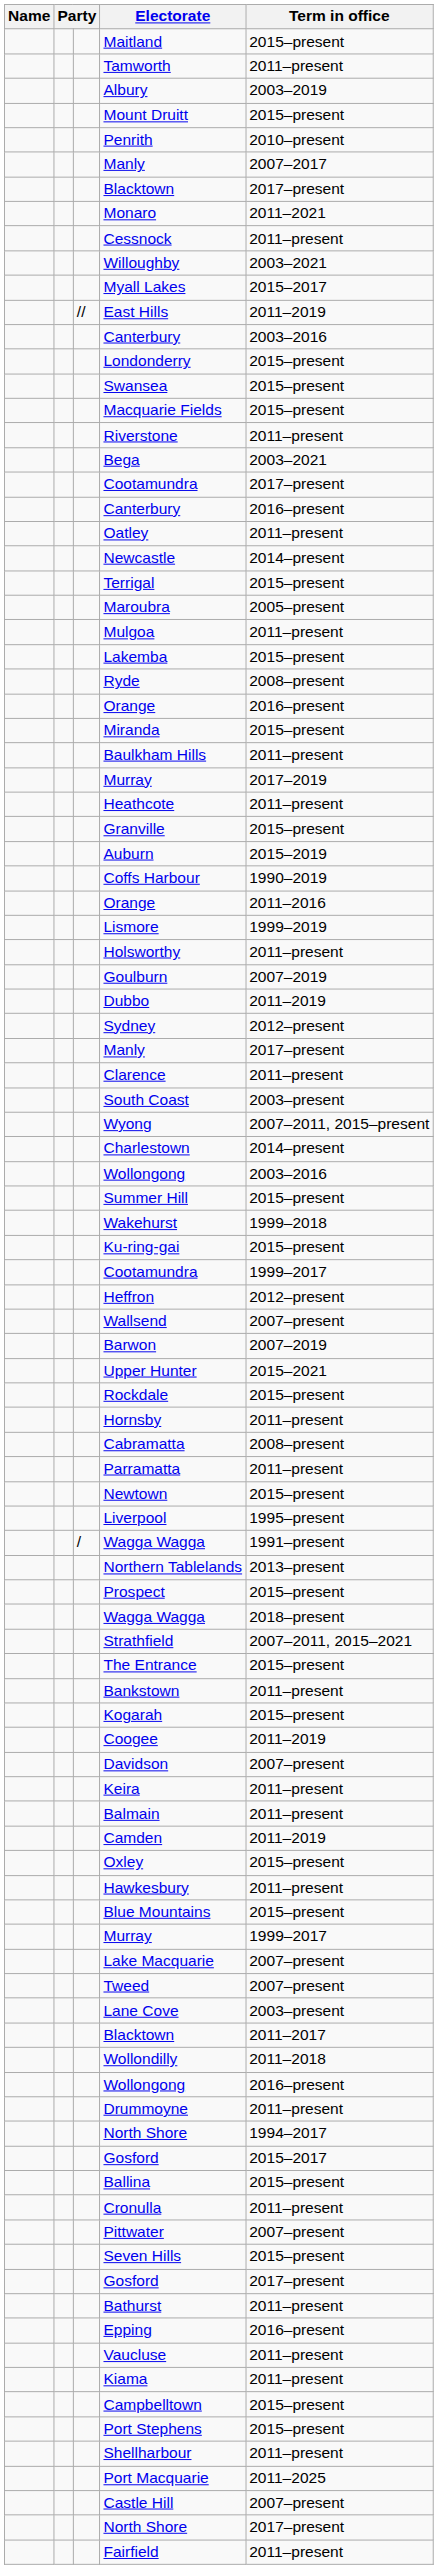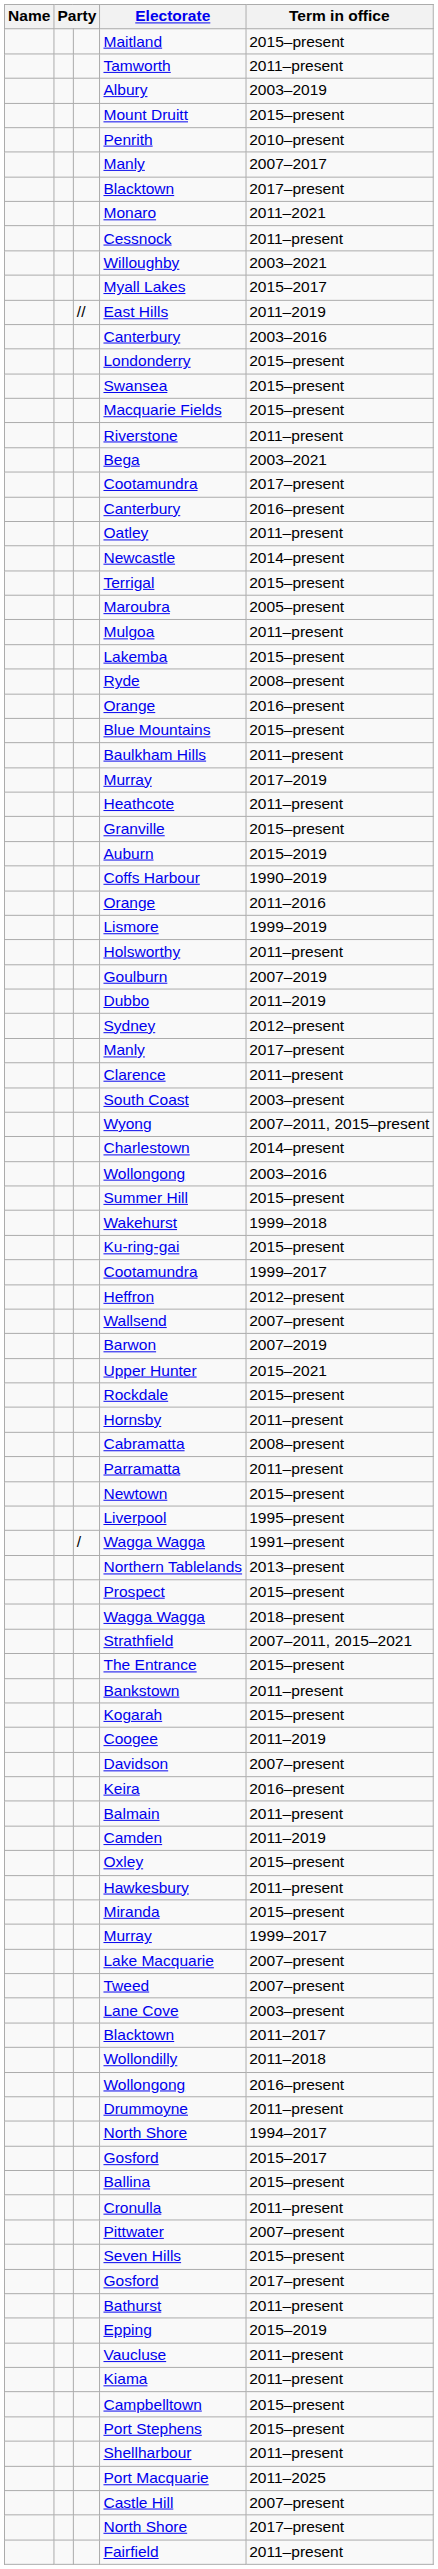rows swapped: (87, 1912) <-> (87, 731)
(296, 1788) 2011–present -> (297, 1788) 2016–present
(297, 2330) 2016–present -> (288, 2330) 2015–2019
